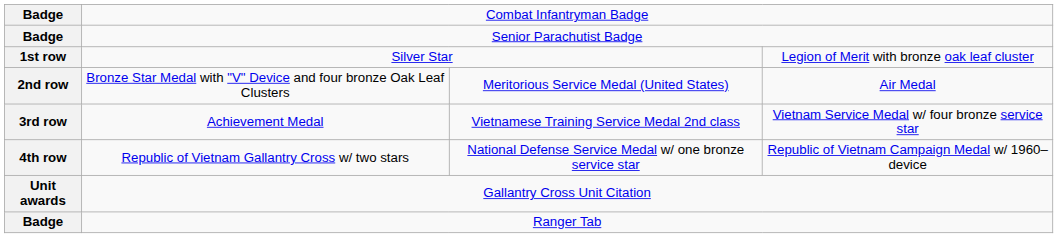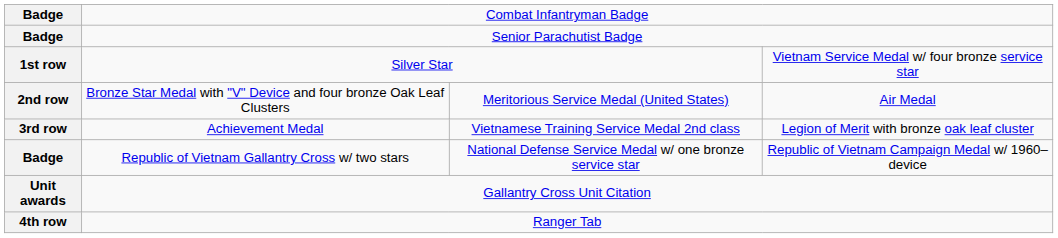(908, 57) Legion of Merit with bronze oak leaf cluster -> (908, 64) Vietnam Service Medal w/ four bronze service star
(908, 121) Vietnam Service Medal w/ four bronze service star -> (908, 129) Legion of Merit with bronze oak leaf cluster
(43, 157) 4th row -> (43, 157) Badge
(43, 222) Badge -> (43, 222) 4th row
